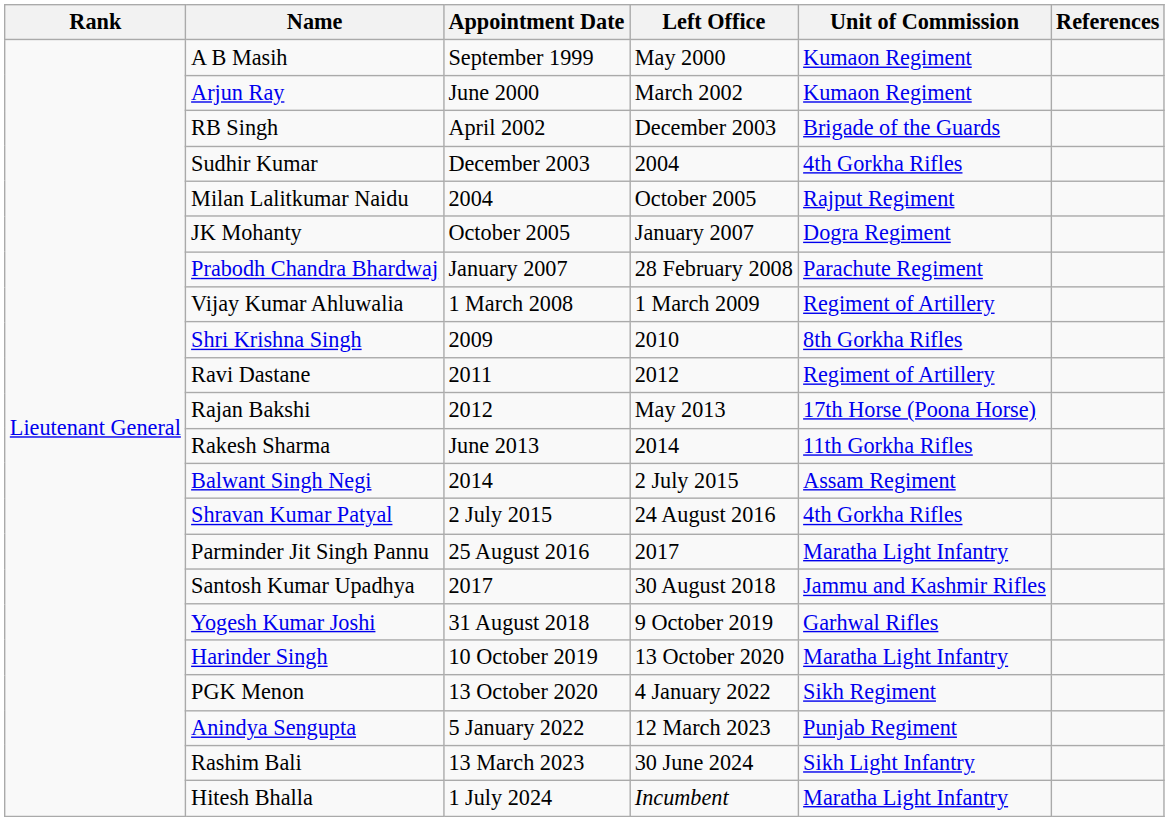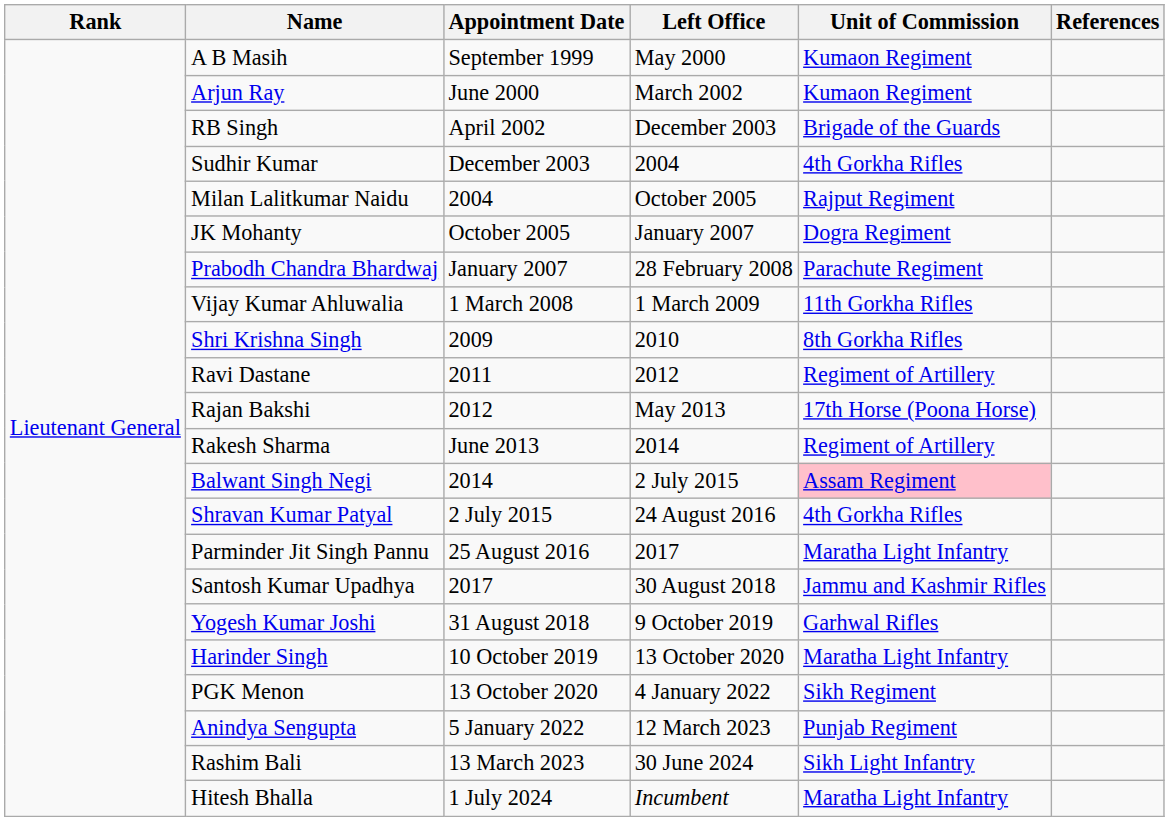(899, 304) Regiment of Artillery -> (888, 304) 11th Gorkha Rifles
(888, 445) 11th Gorkha Rifles -> (899, 445) Regiment of Artillery
(879, 480) no background -> (879, 480) pink background
